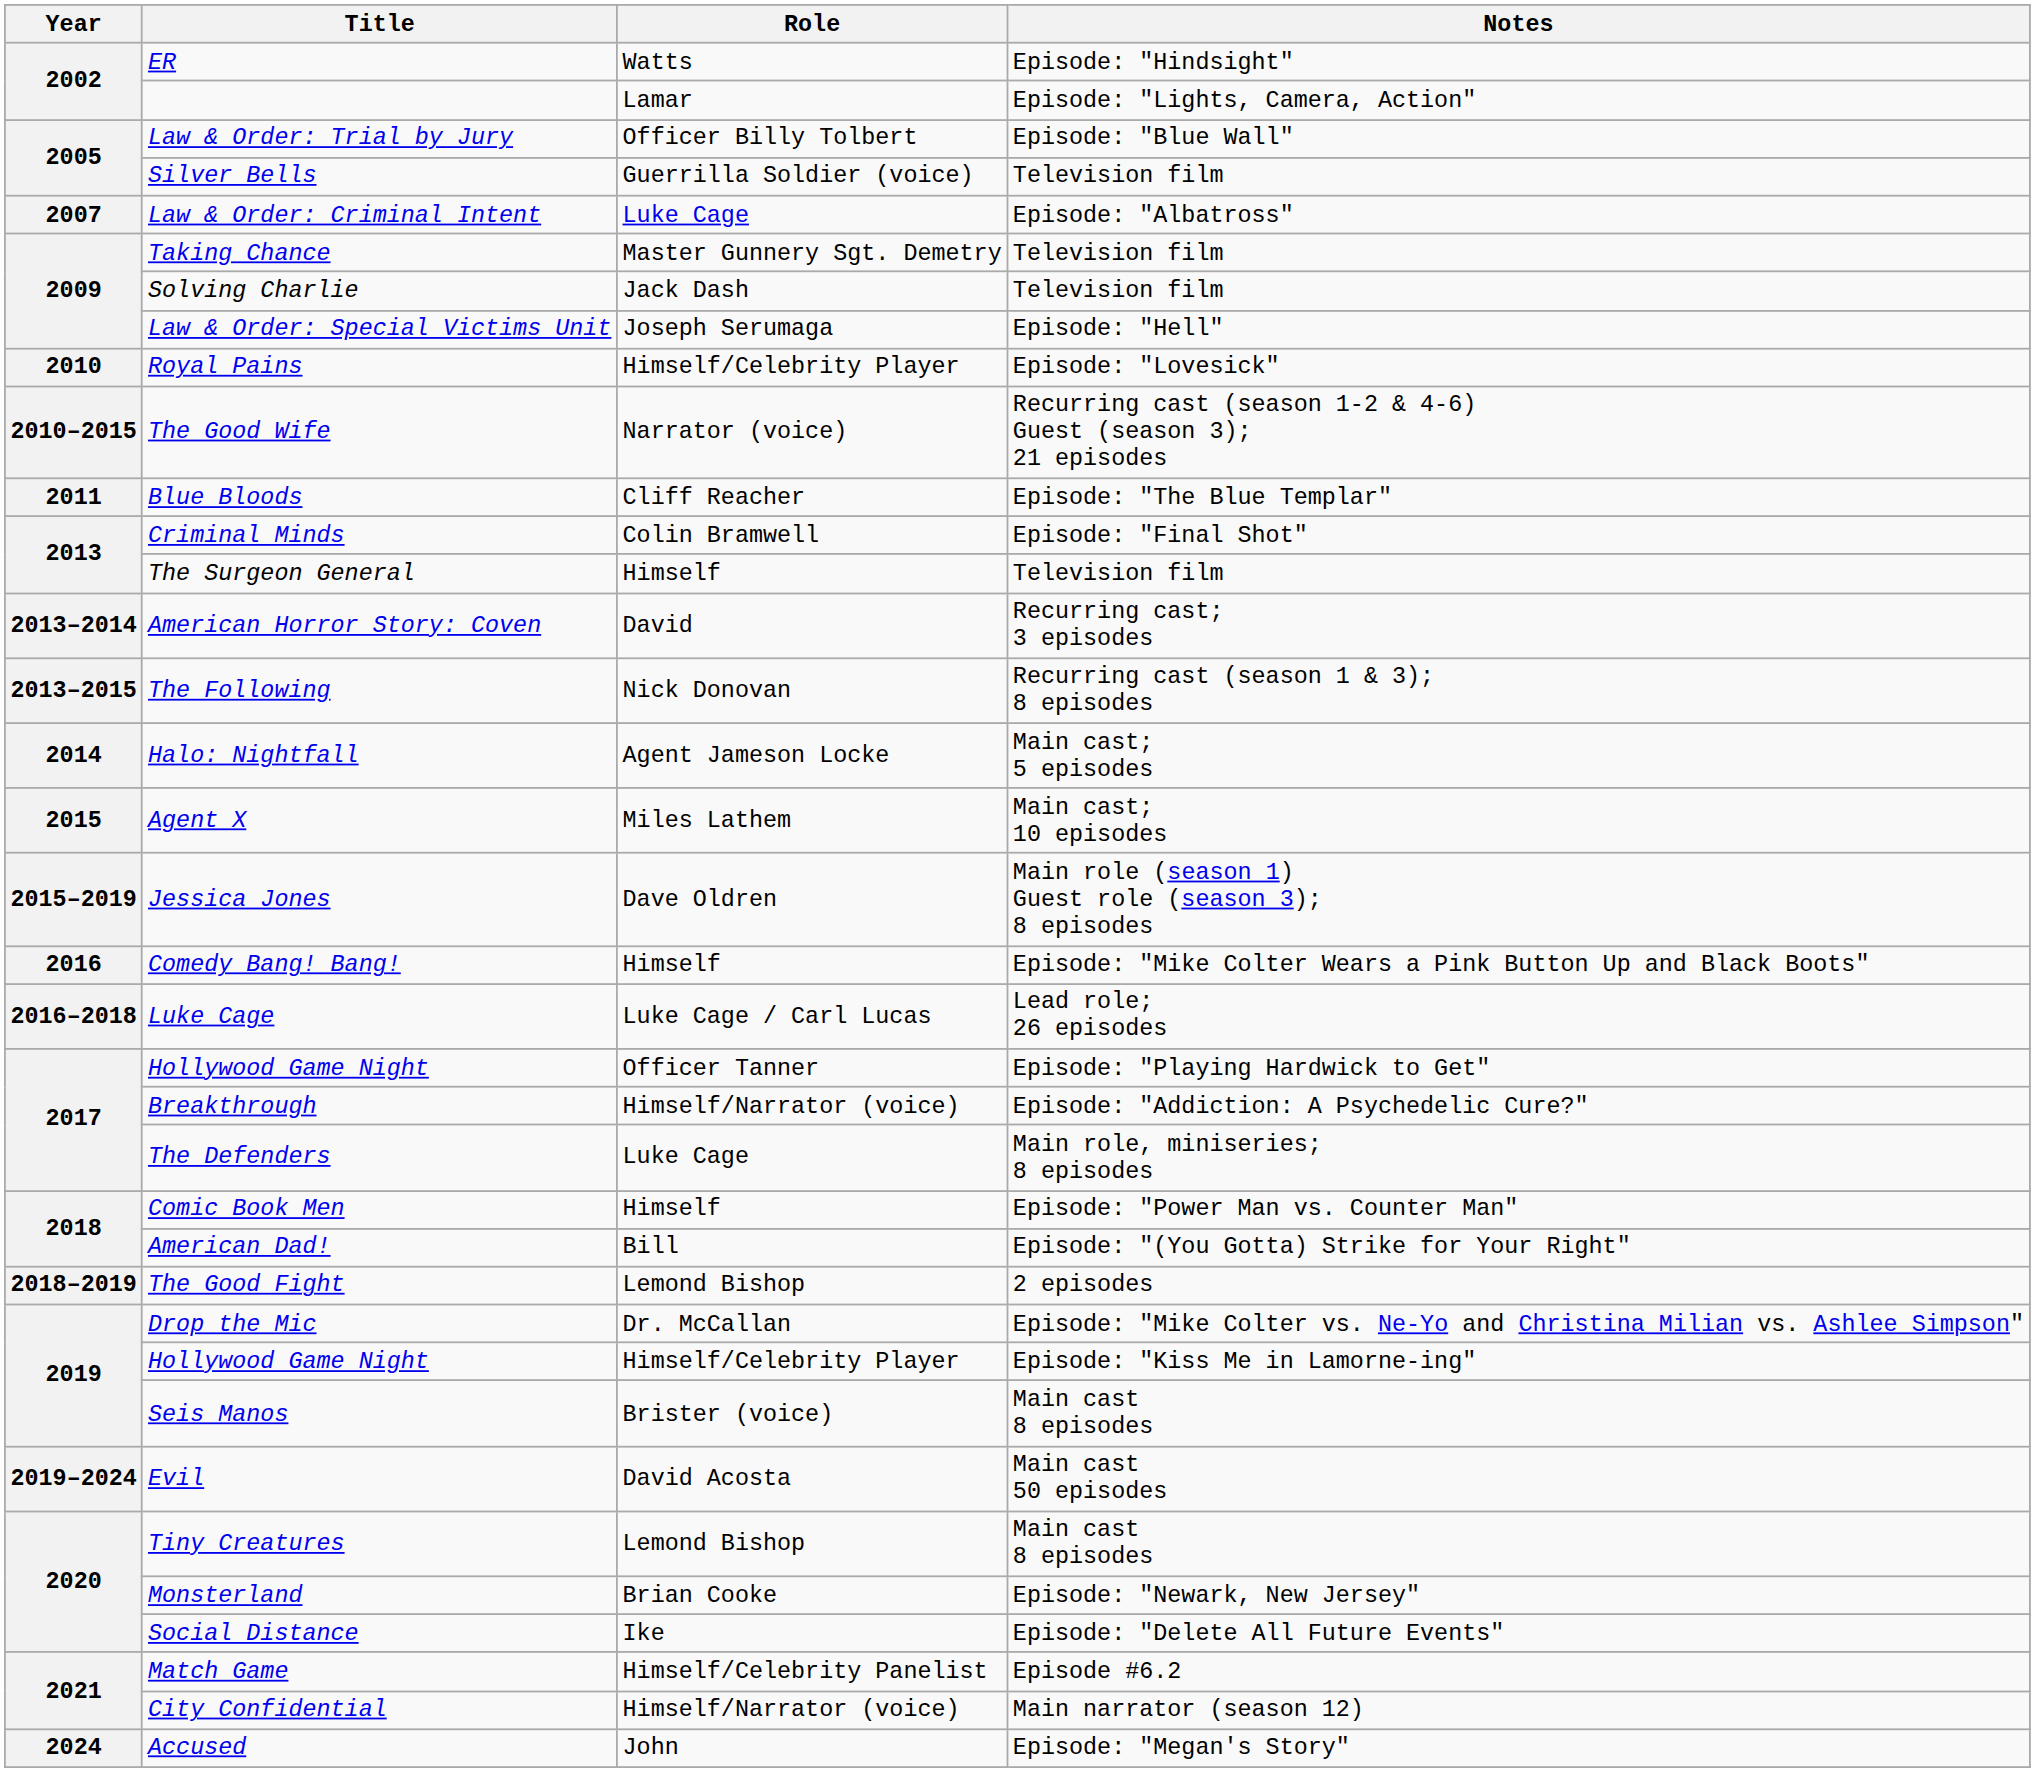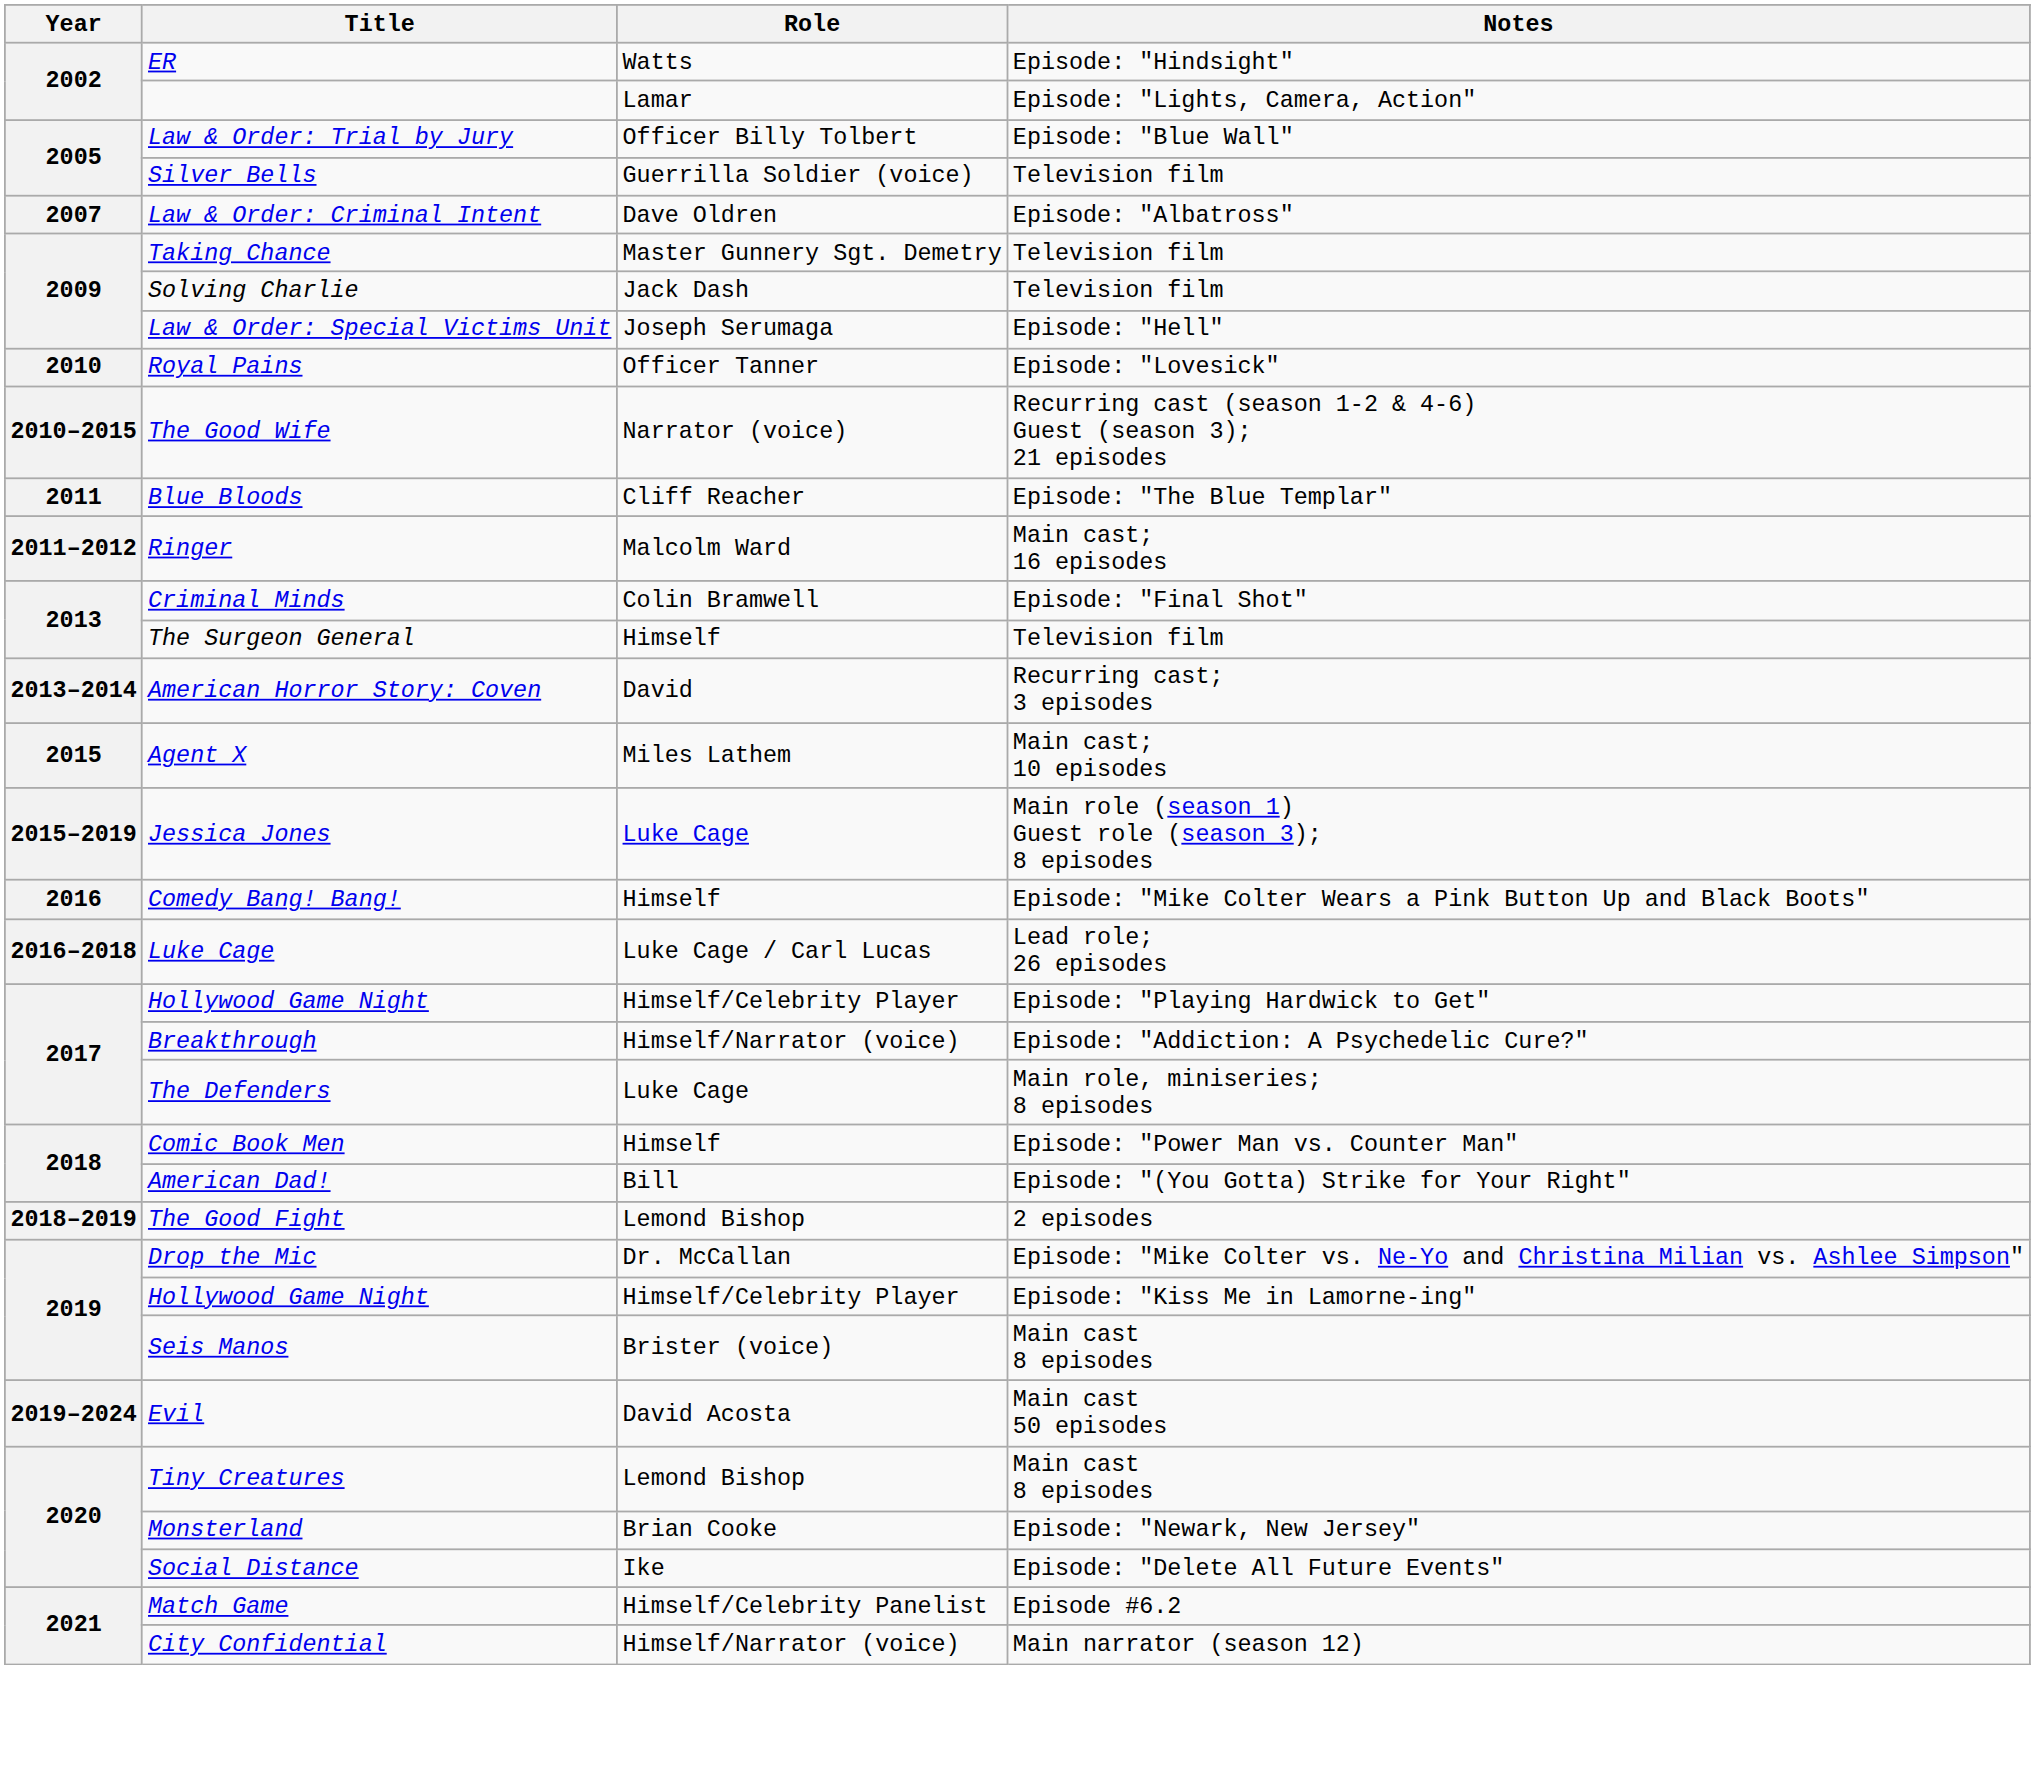(686, 215) Luke Cage -> (700, 215) Dave Oldren
(791, 367) Himself/Celebrity Player -> (721, 367) Officer Tanner
+ row: (190, 549)
- row: (239, 691)
- row: (253, 756)
(700, 899) Dave Oldren -> (686, 834) Luke Cage
(721, 1068) Officer Tanner -> (791, 1003) Himself/Celebrity Player
- row: (197, 1748)
